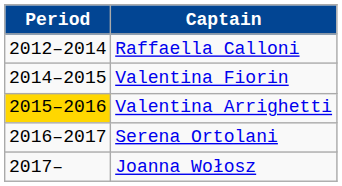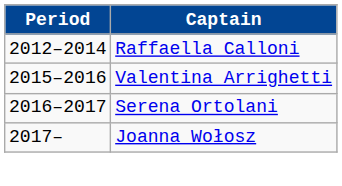- row: (202, 78)
(58, 108) gold background -> (58, 78) no background
